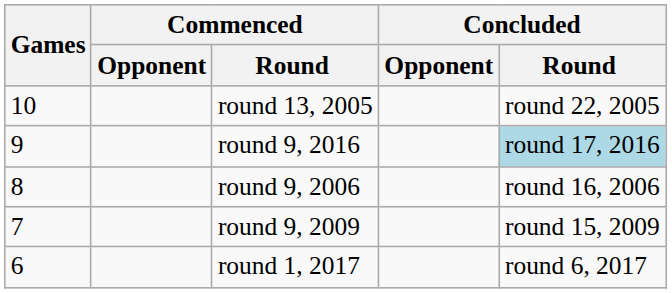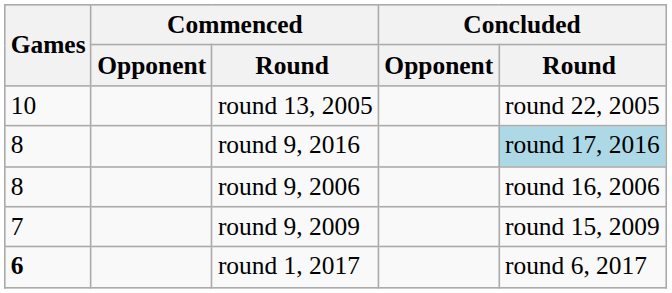(17, 145) 9 -> (17, 145) 8
(17, 266) normal -> (17, 266) bold
